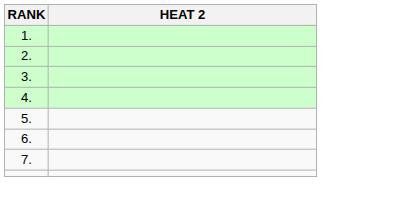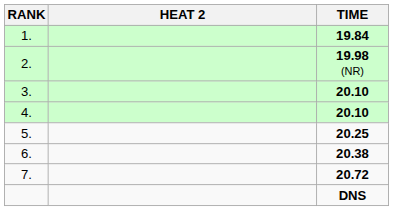+ column: (352, 15)
